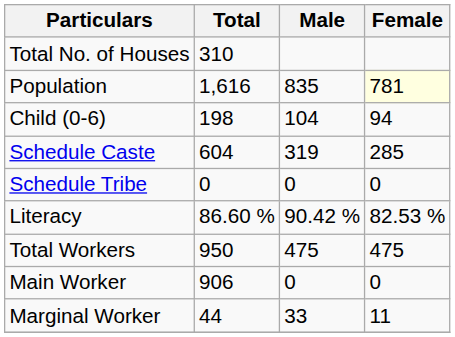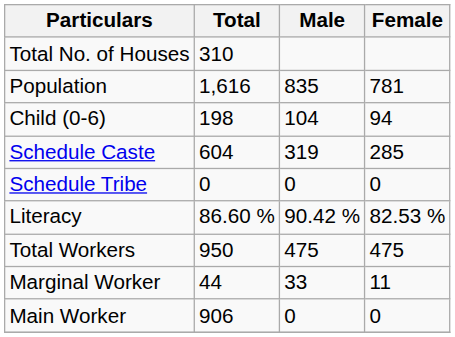(387, 86) lightyellow background -> (387, 86) no background
rows swapped: (68, 282) <-> (85, 315)
